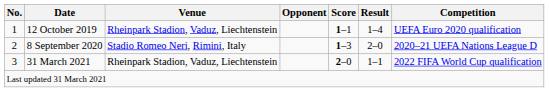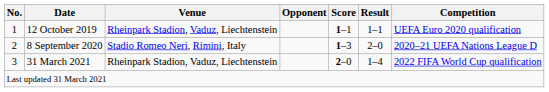(375, 29) 1–4 -> (375, 29) 1–1
(375, 62) 1–1 -> (375, 62) 1–4
